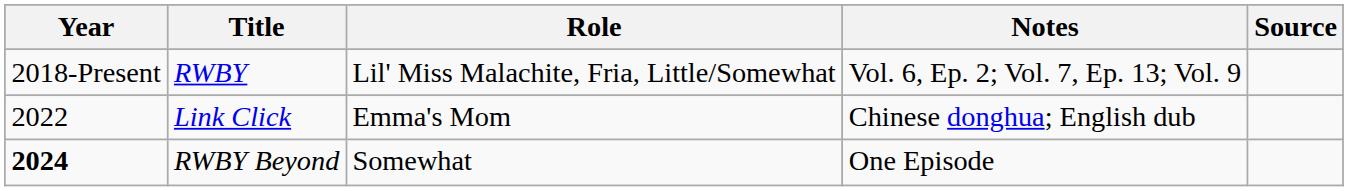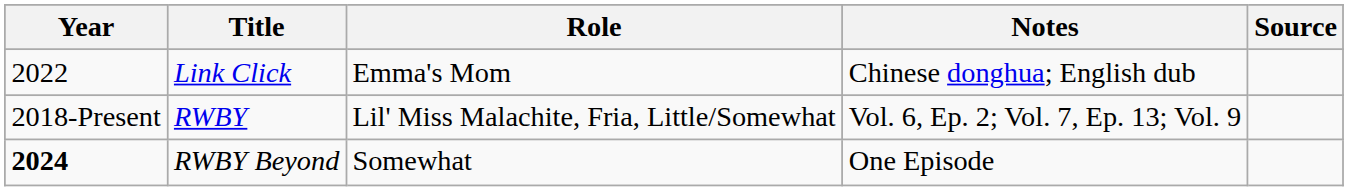rows swapped: (211, 71) <-> (233, 116)
